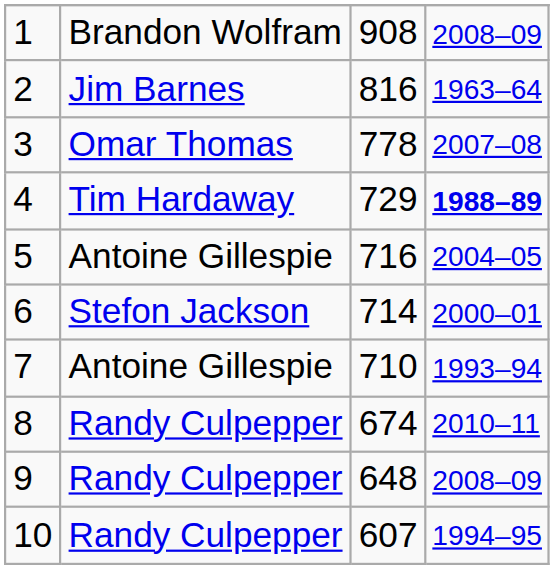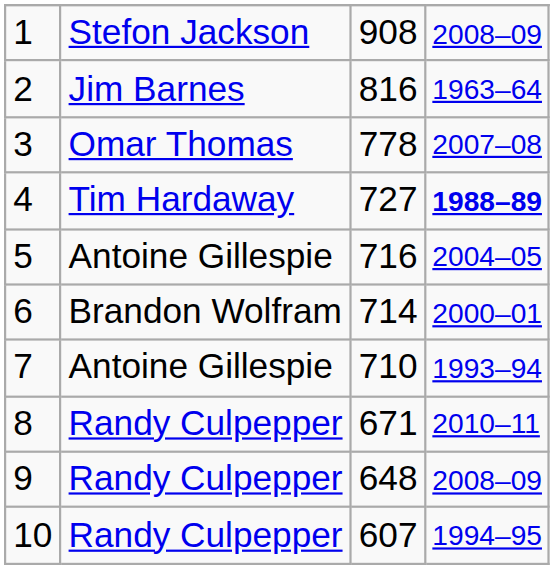(205, 32) Brandon Wolfram -> (189, 32) Stefon Jackson
(388, 199) 729 -> (388, 199) 727
(189, 311) Stefon Jackson -> (205, 311) Brandon Wolfram
(388, 423) 674 -> (388, 423) 671
